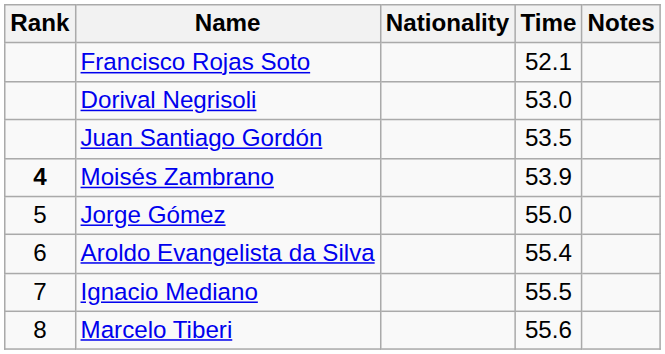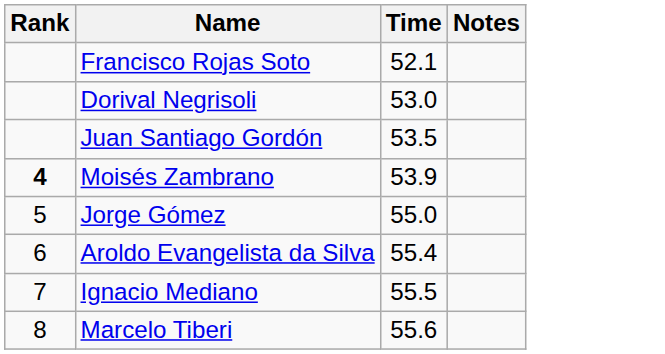- column: (448, 23)
